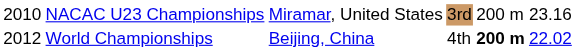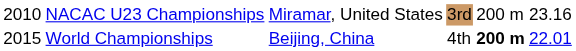(22, 38) 2012 -> (22, 38) 2015
(550, 38) 22.02 -> (550, 38) 22.01
